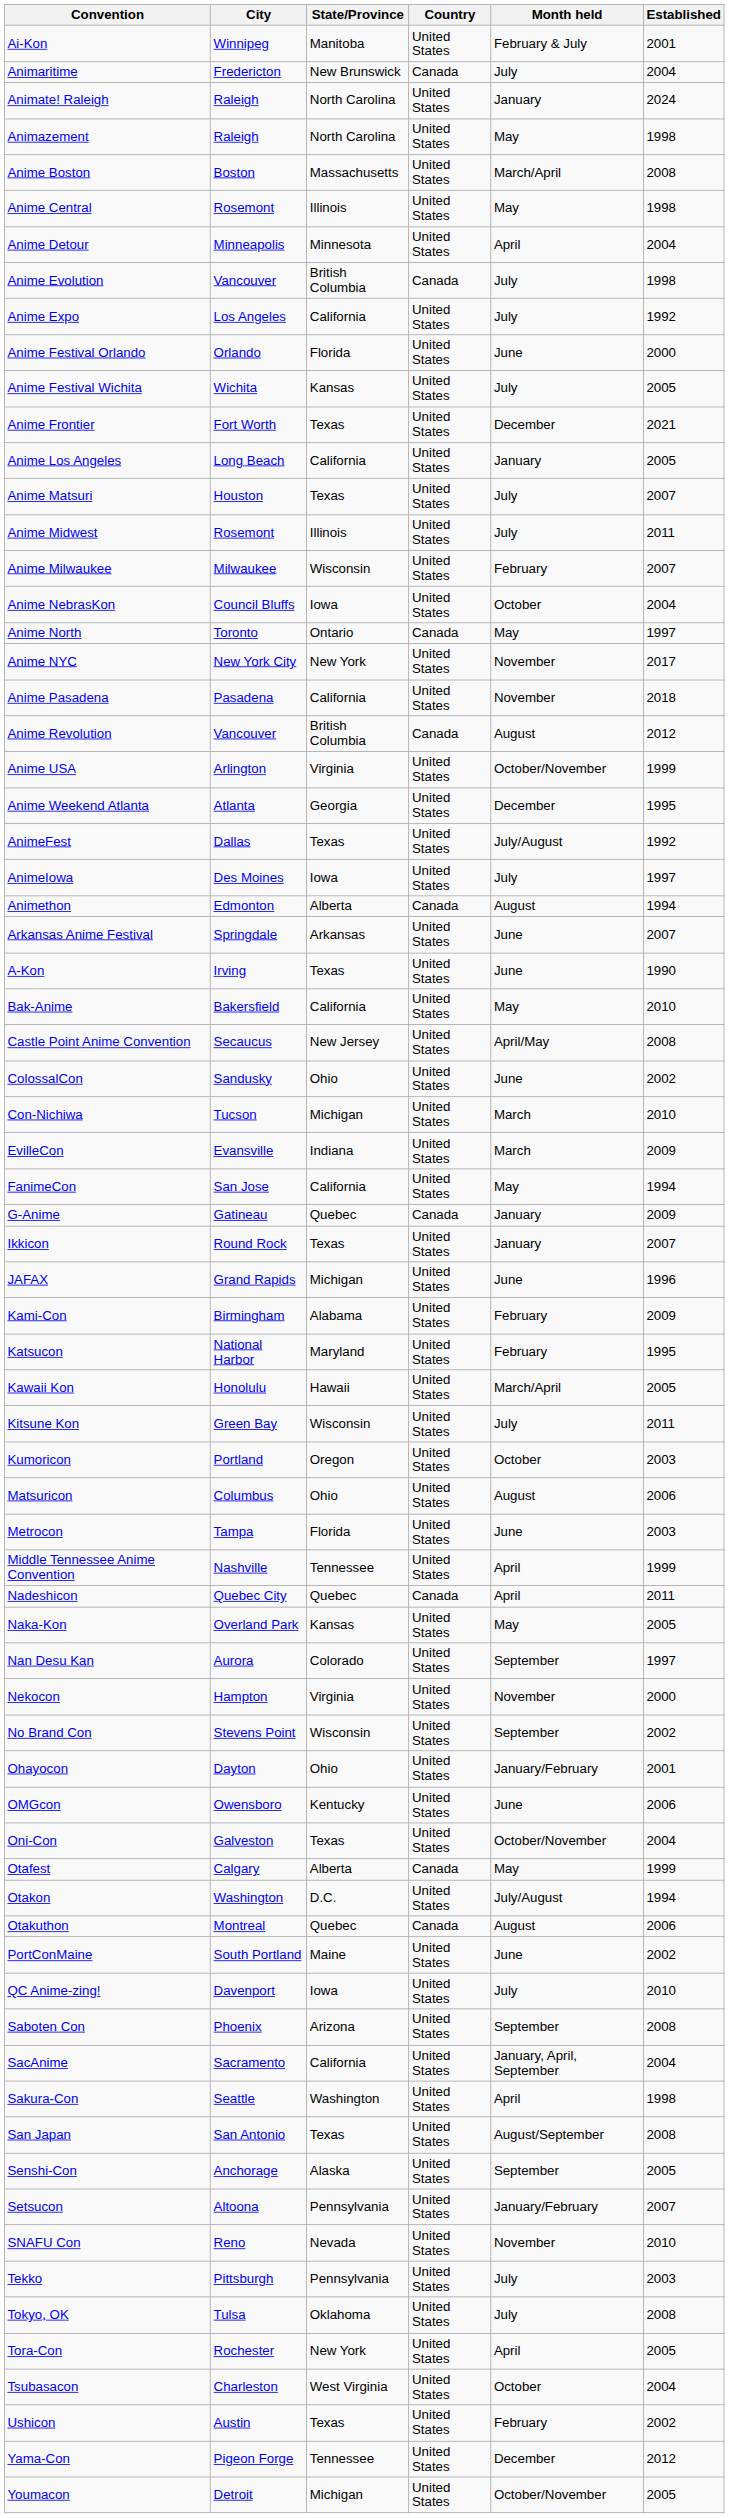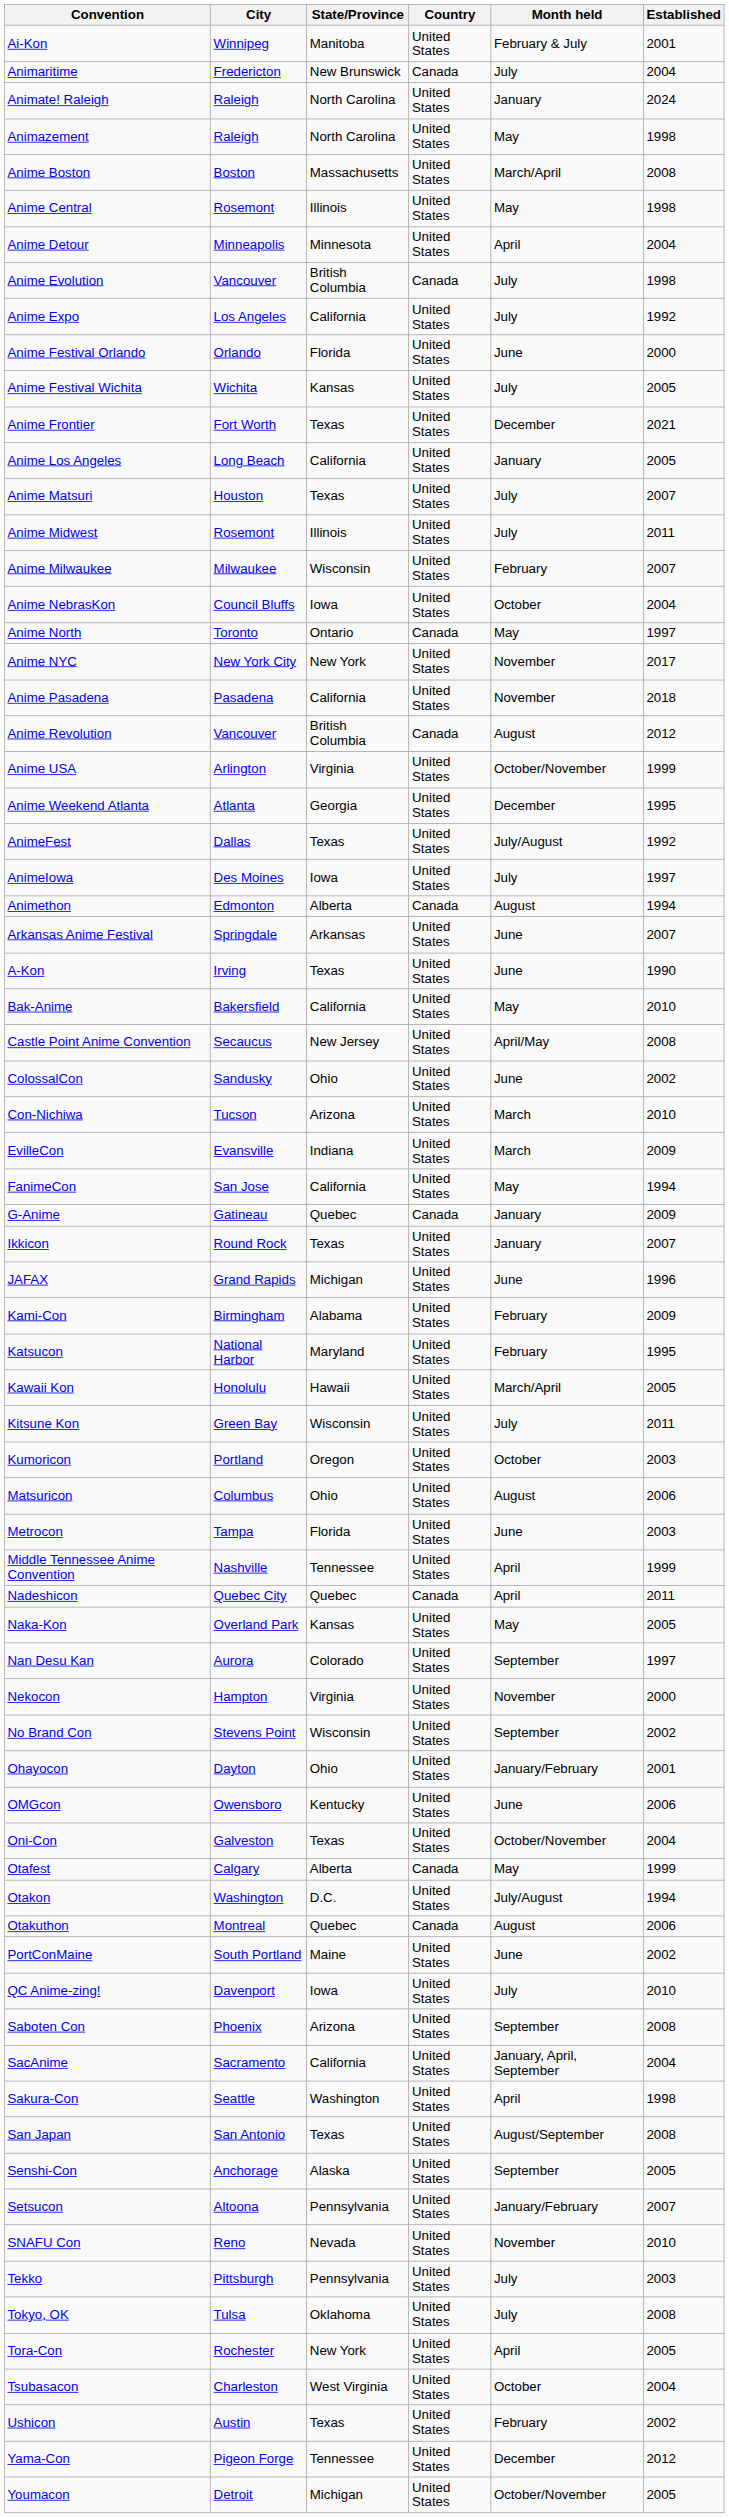(336, 1114) Michigan -> (332, 1114) Arizona
